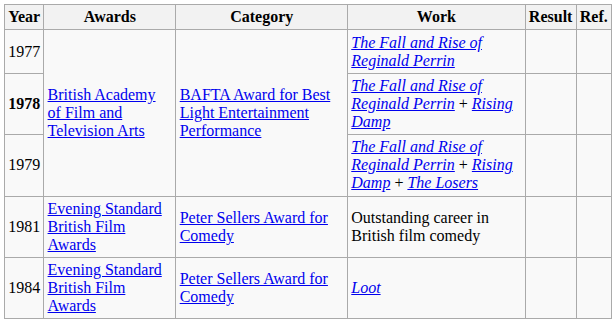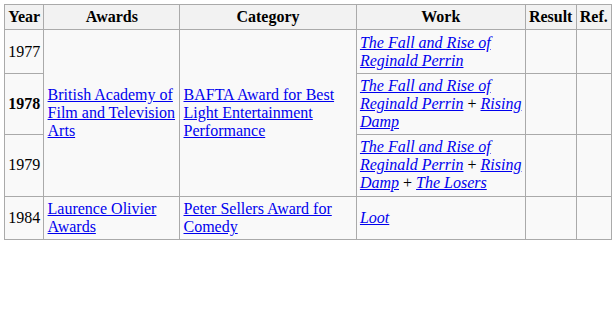- row: (420, 226)
(105, 288) Evening Standard British Film Awards -> (102, 217) Laurence Olivier Awards
